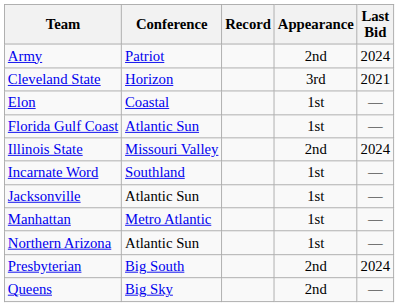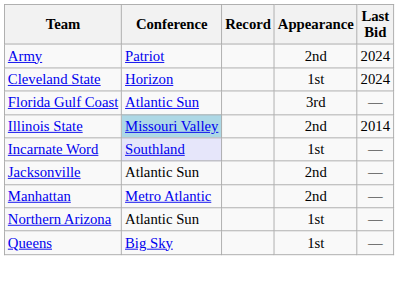(316, 79) 3rd -> (316, 79) 1st
(375, 79) 2021 -> (375, 79) 2024
- row: (22, 102)
(316, 126) 1st -> (316, 102) 3rd
(172, 149) no background -> (172, 126) lightblue background
(375, 149) 2024 -> (375, 126) 2014
(155, 172) no background -> (155, 149) lavender background
(316, 196) 1st -> (316, 172) 2nd
(316, 219) 1st -> (316, 196) 2nd
- row: (45, 266)
(316, 289) 2nd -> (316, 242) 1st
